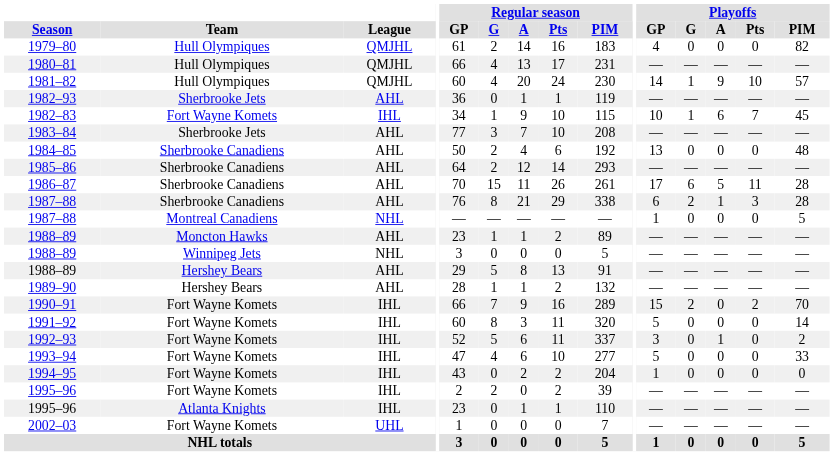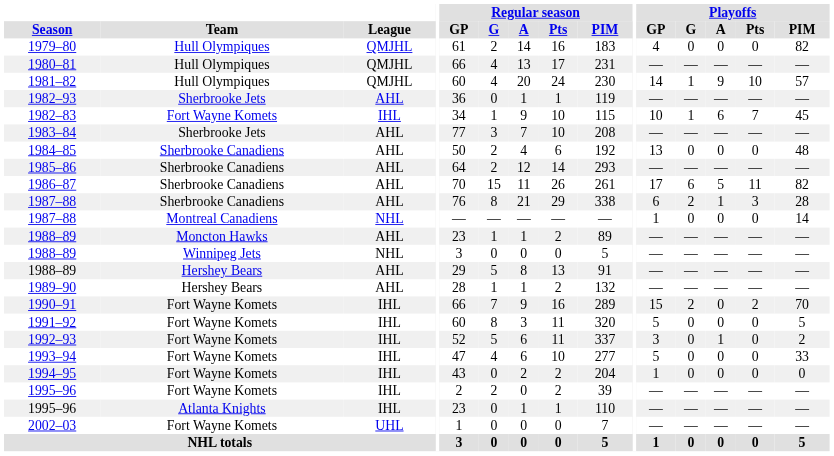(802, 184) 28 -> (802, 184) 82
(802, 219) 5 -> (802, 219) 14
(802, 322) 14 -> (802, 322) 5
